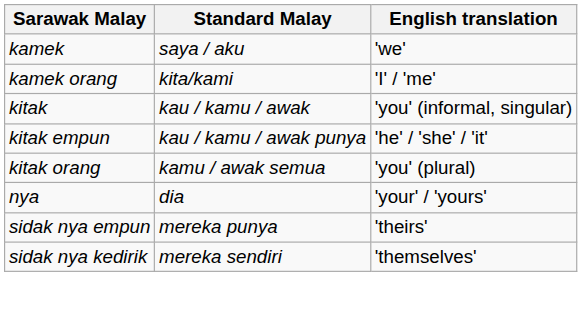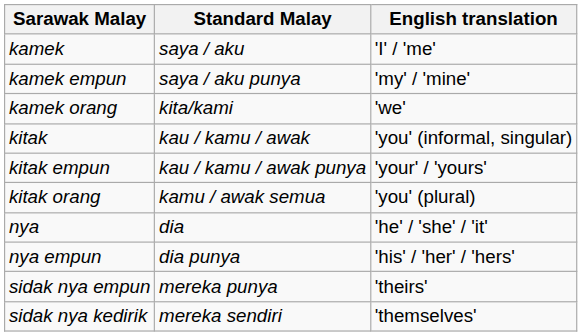(390, 49) 'we' -> (405, 49) 'I' / 'me'
+ row: (68, 78)
(405, 78) 'I' / 'me' -> (390, 108) 'we'
(431, 138) 'he' / 'she' / 'it' -> (431, 167) 'your' / 'yours'
(431, 197) 'your' / 'yours' -> (431, 227) 'he' / 'she' / 'it'
+ row: (55, 256)
